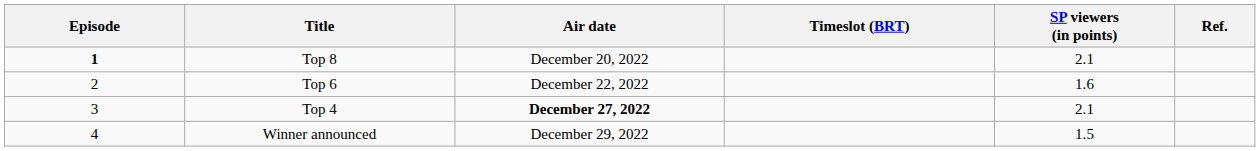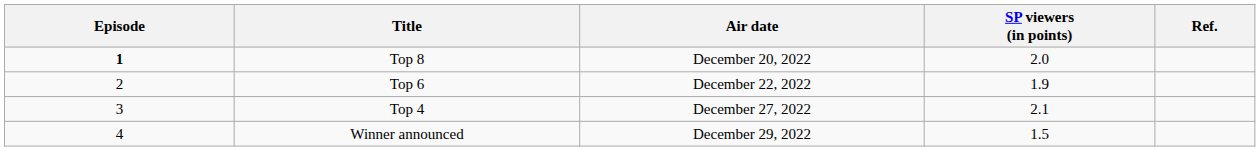- column: (859, 26)
(1084, 59) 2.1 -> (1040, 59) 2.0
(1084, 84) 1.6 -> (1040, 84) 1.9
(589, 109) bold -> (752, 109) normal
